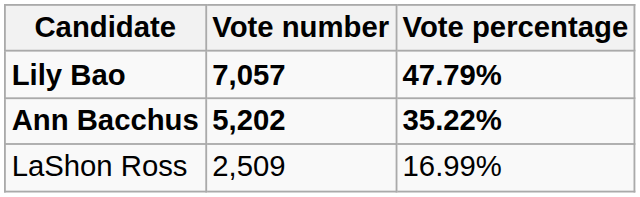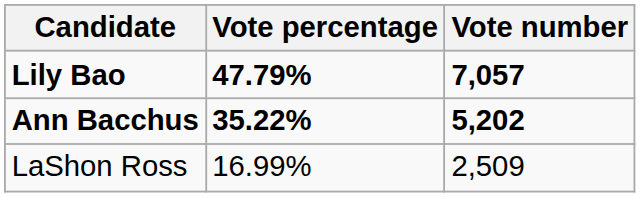columns swapped: (301, 27) <-> (515, 27)
